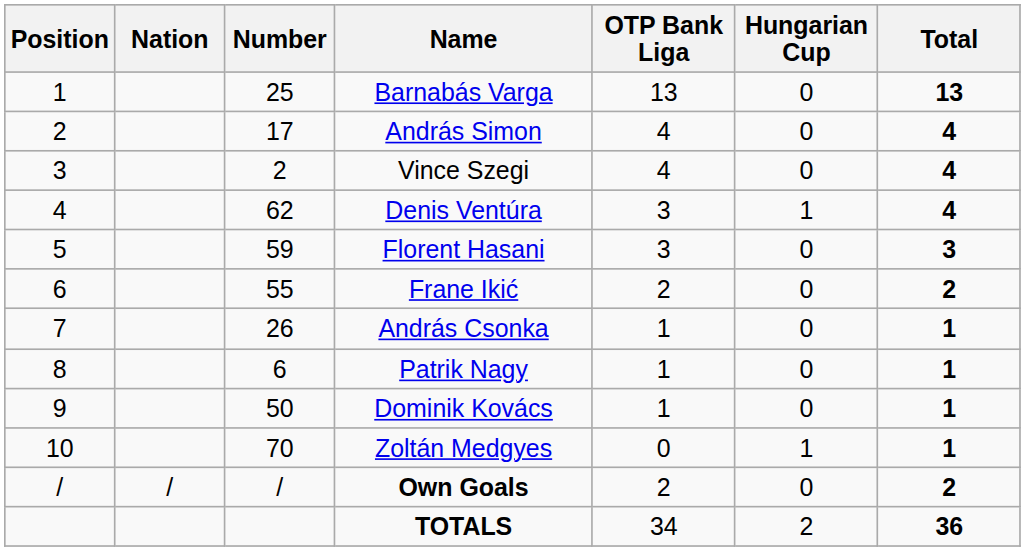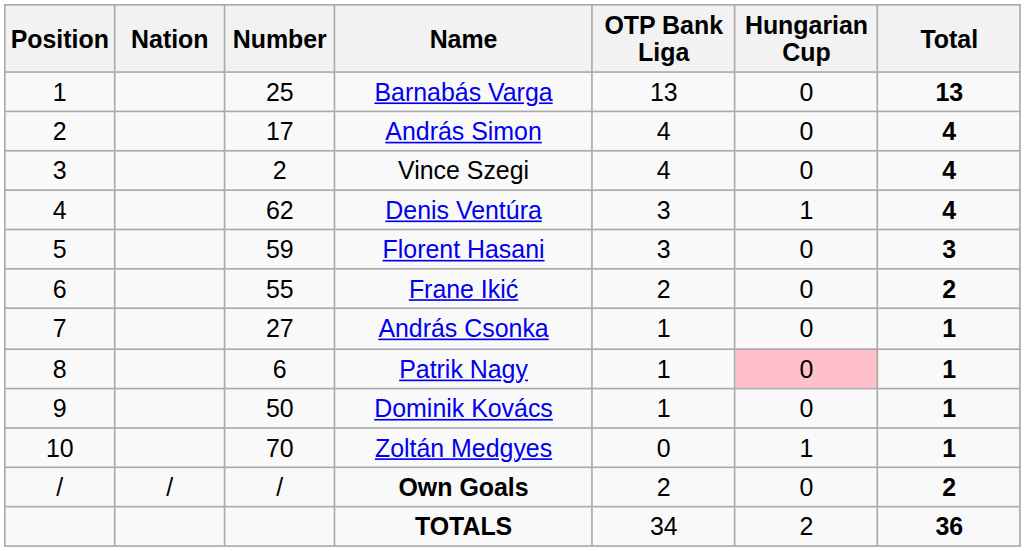(280, 329) 26 -> (280, 329) 27
(807, 368) no background -> (807, 368) pink background
